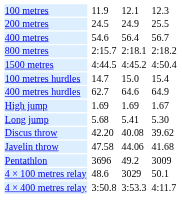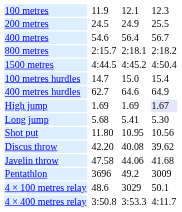(160, 106) no background -> (160, 106) lavender background
+ row: (22, 133)
